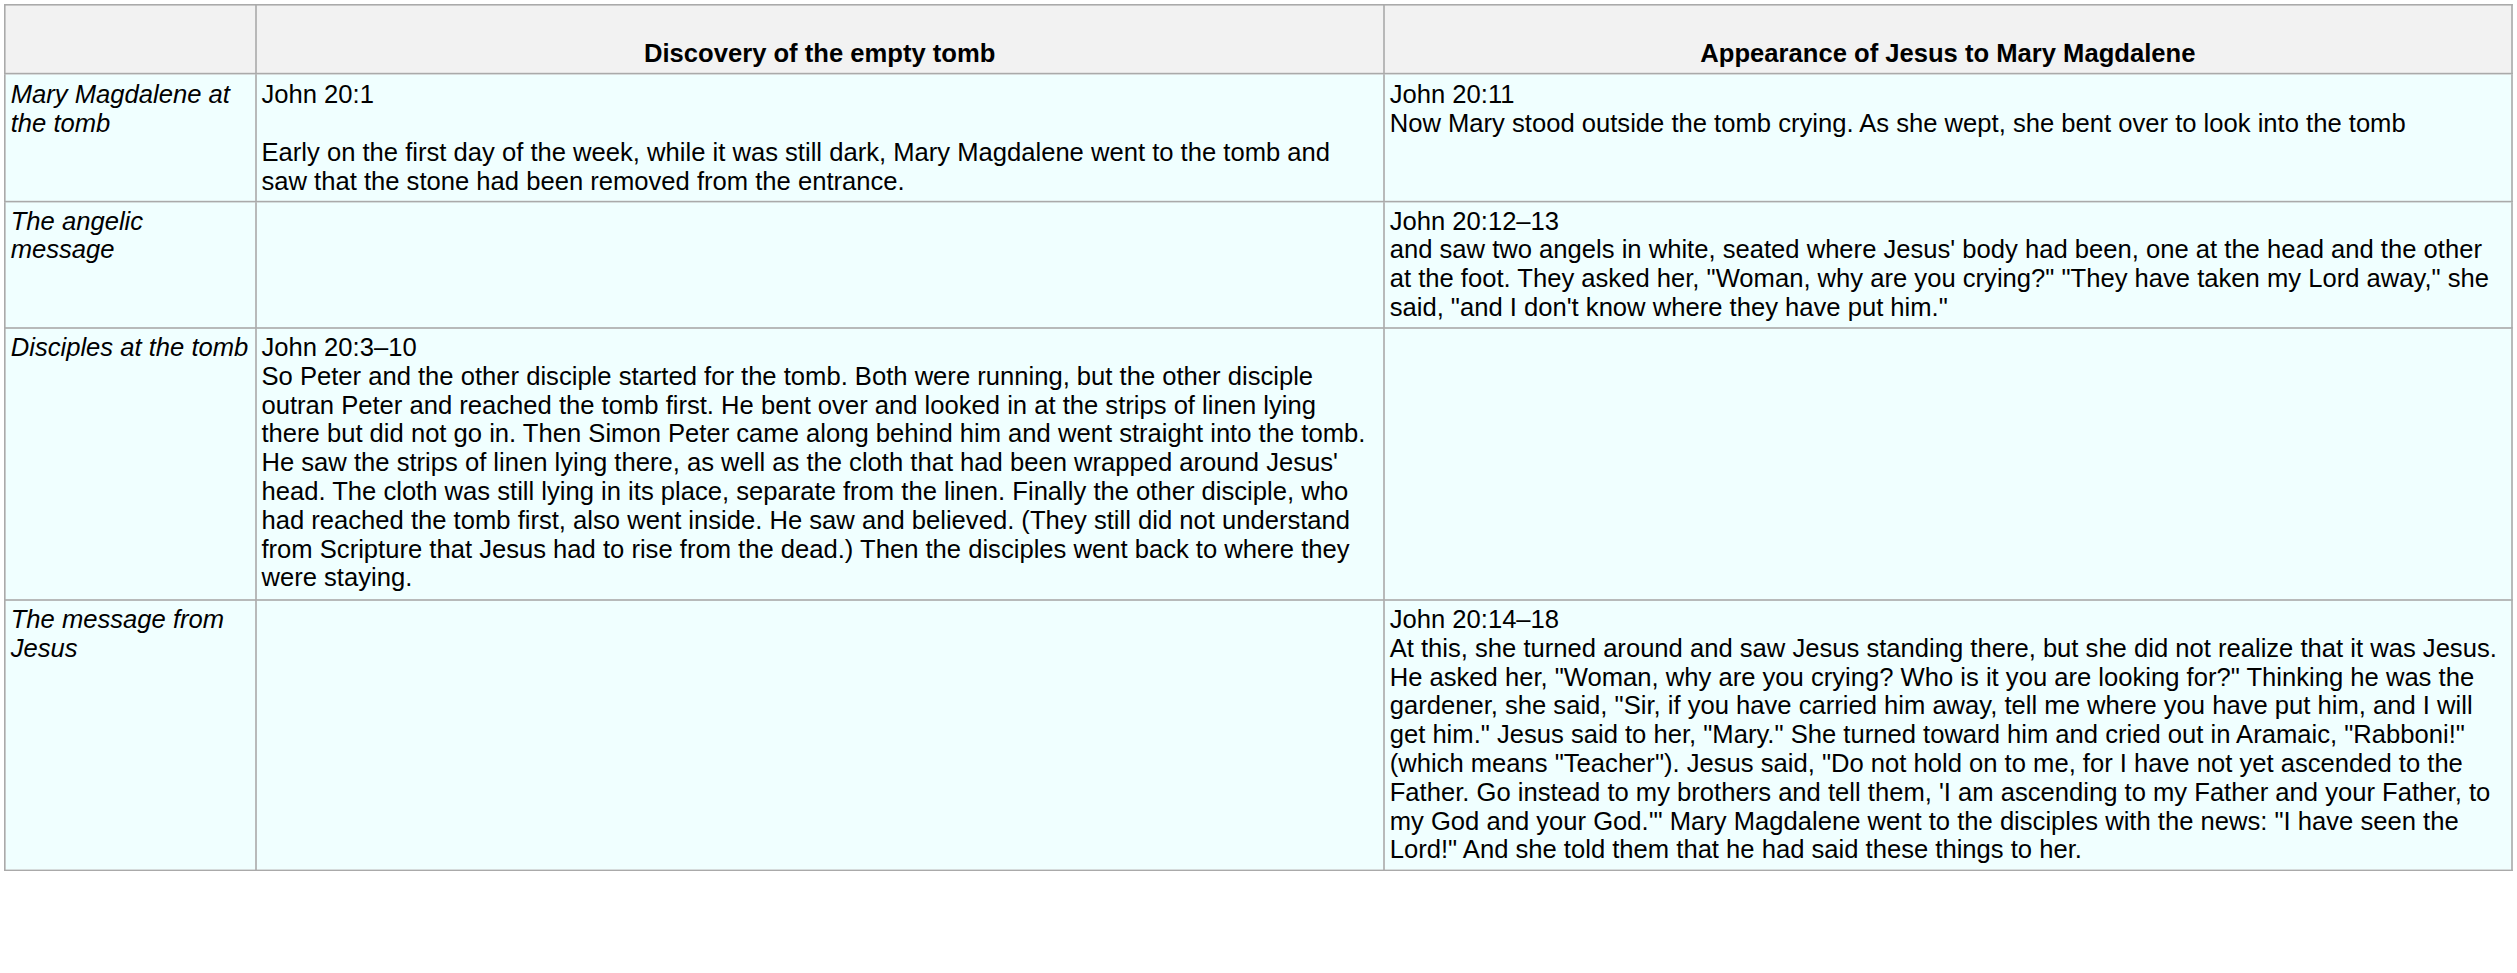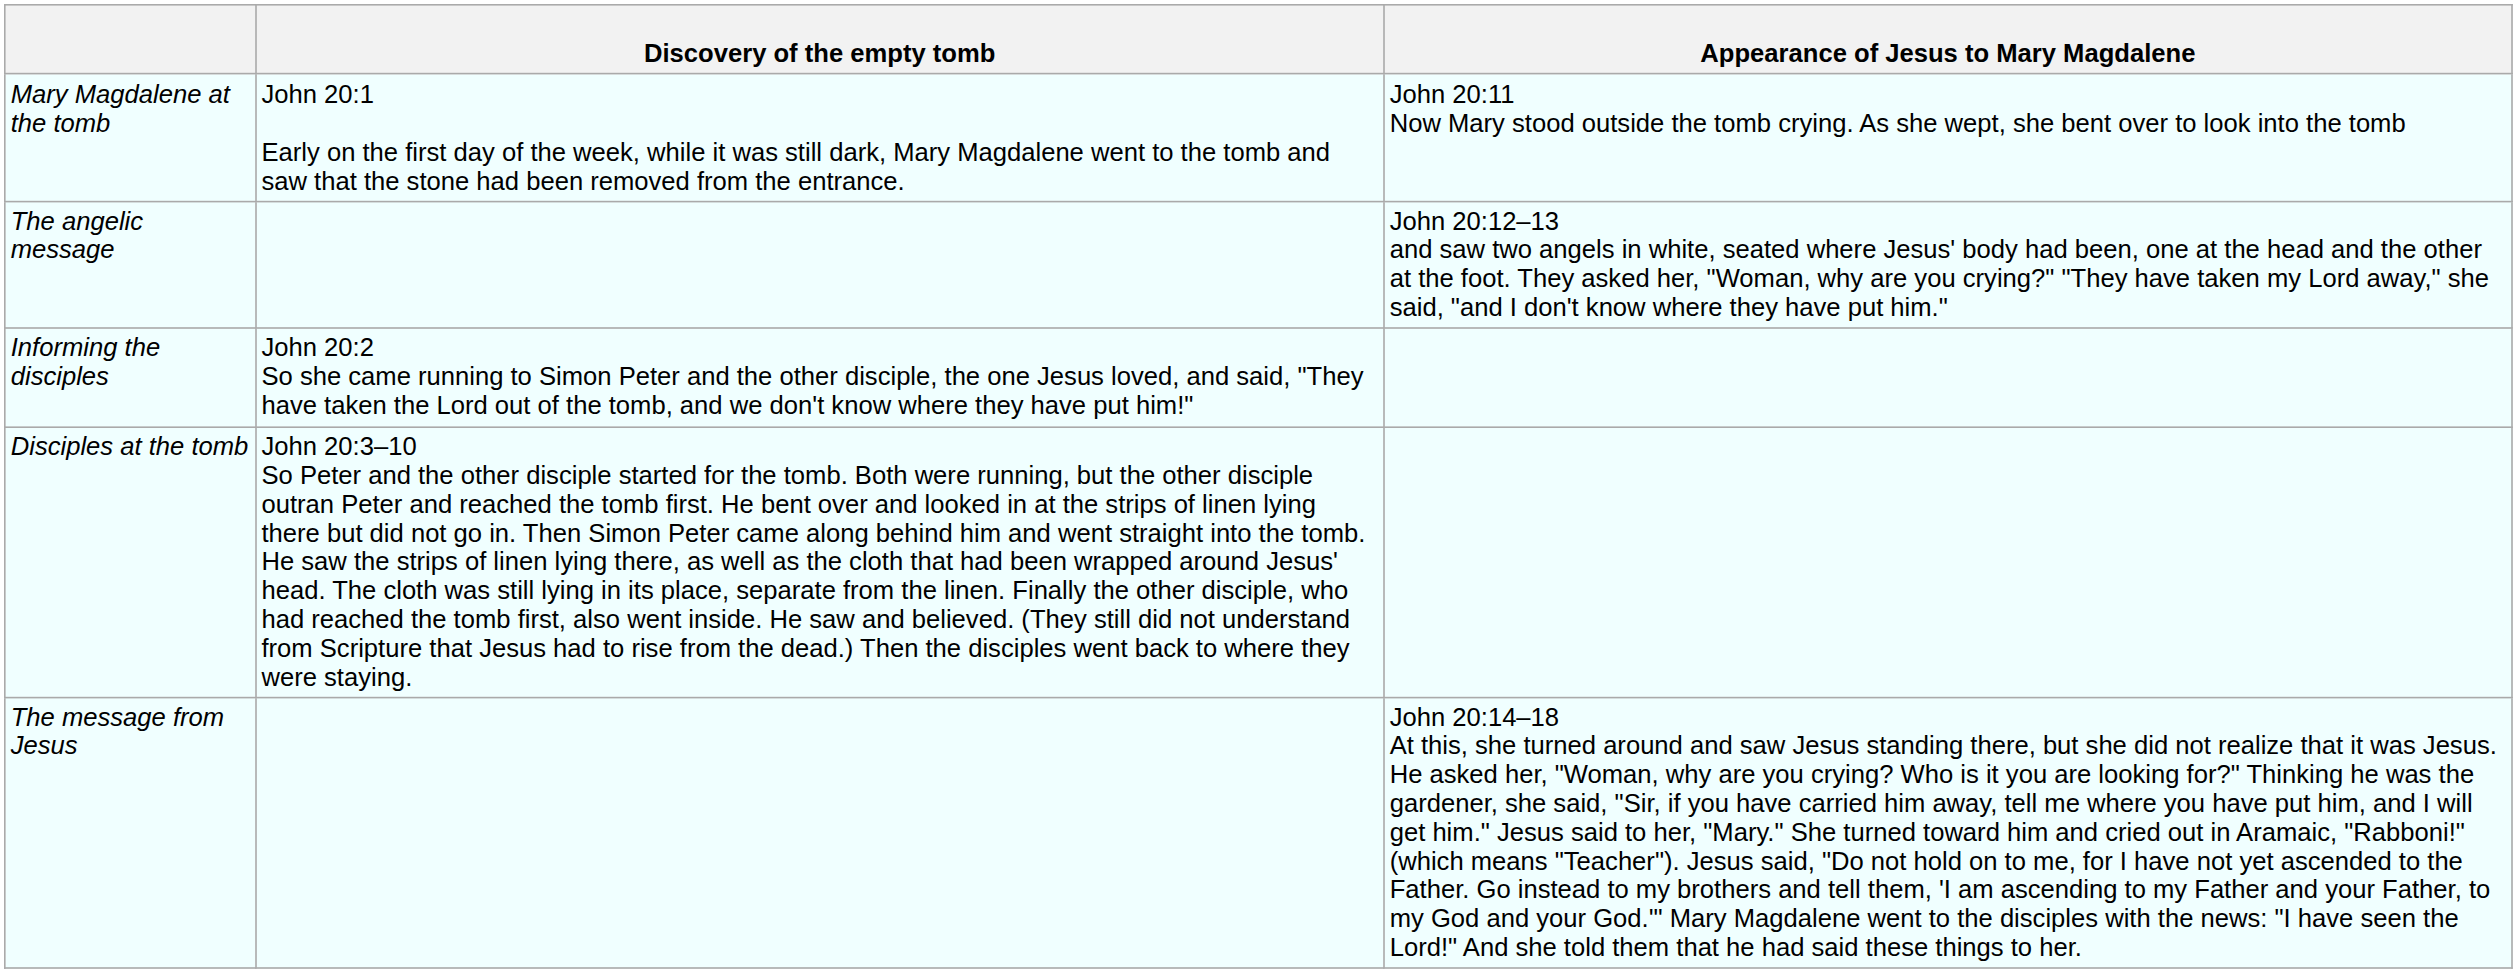+ row: (85, 362)
